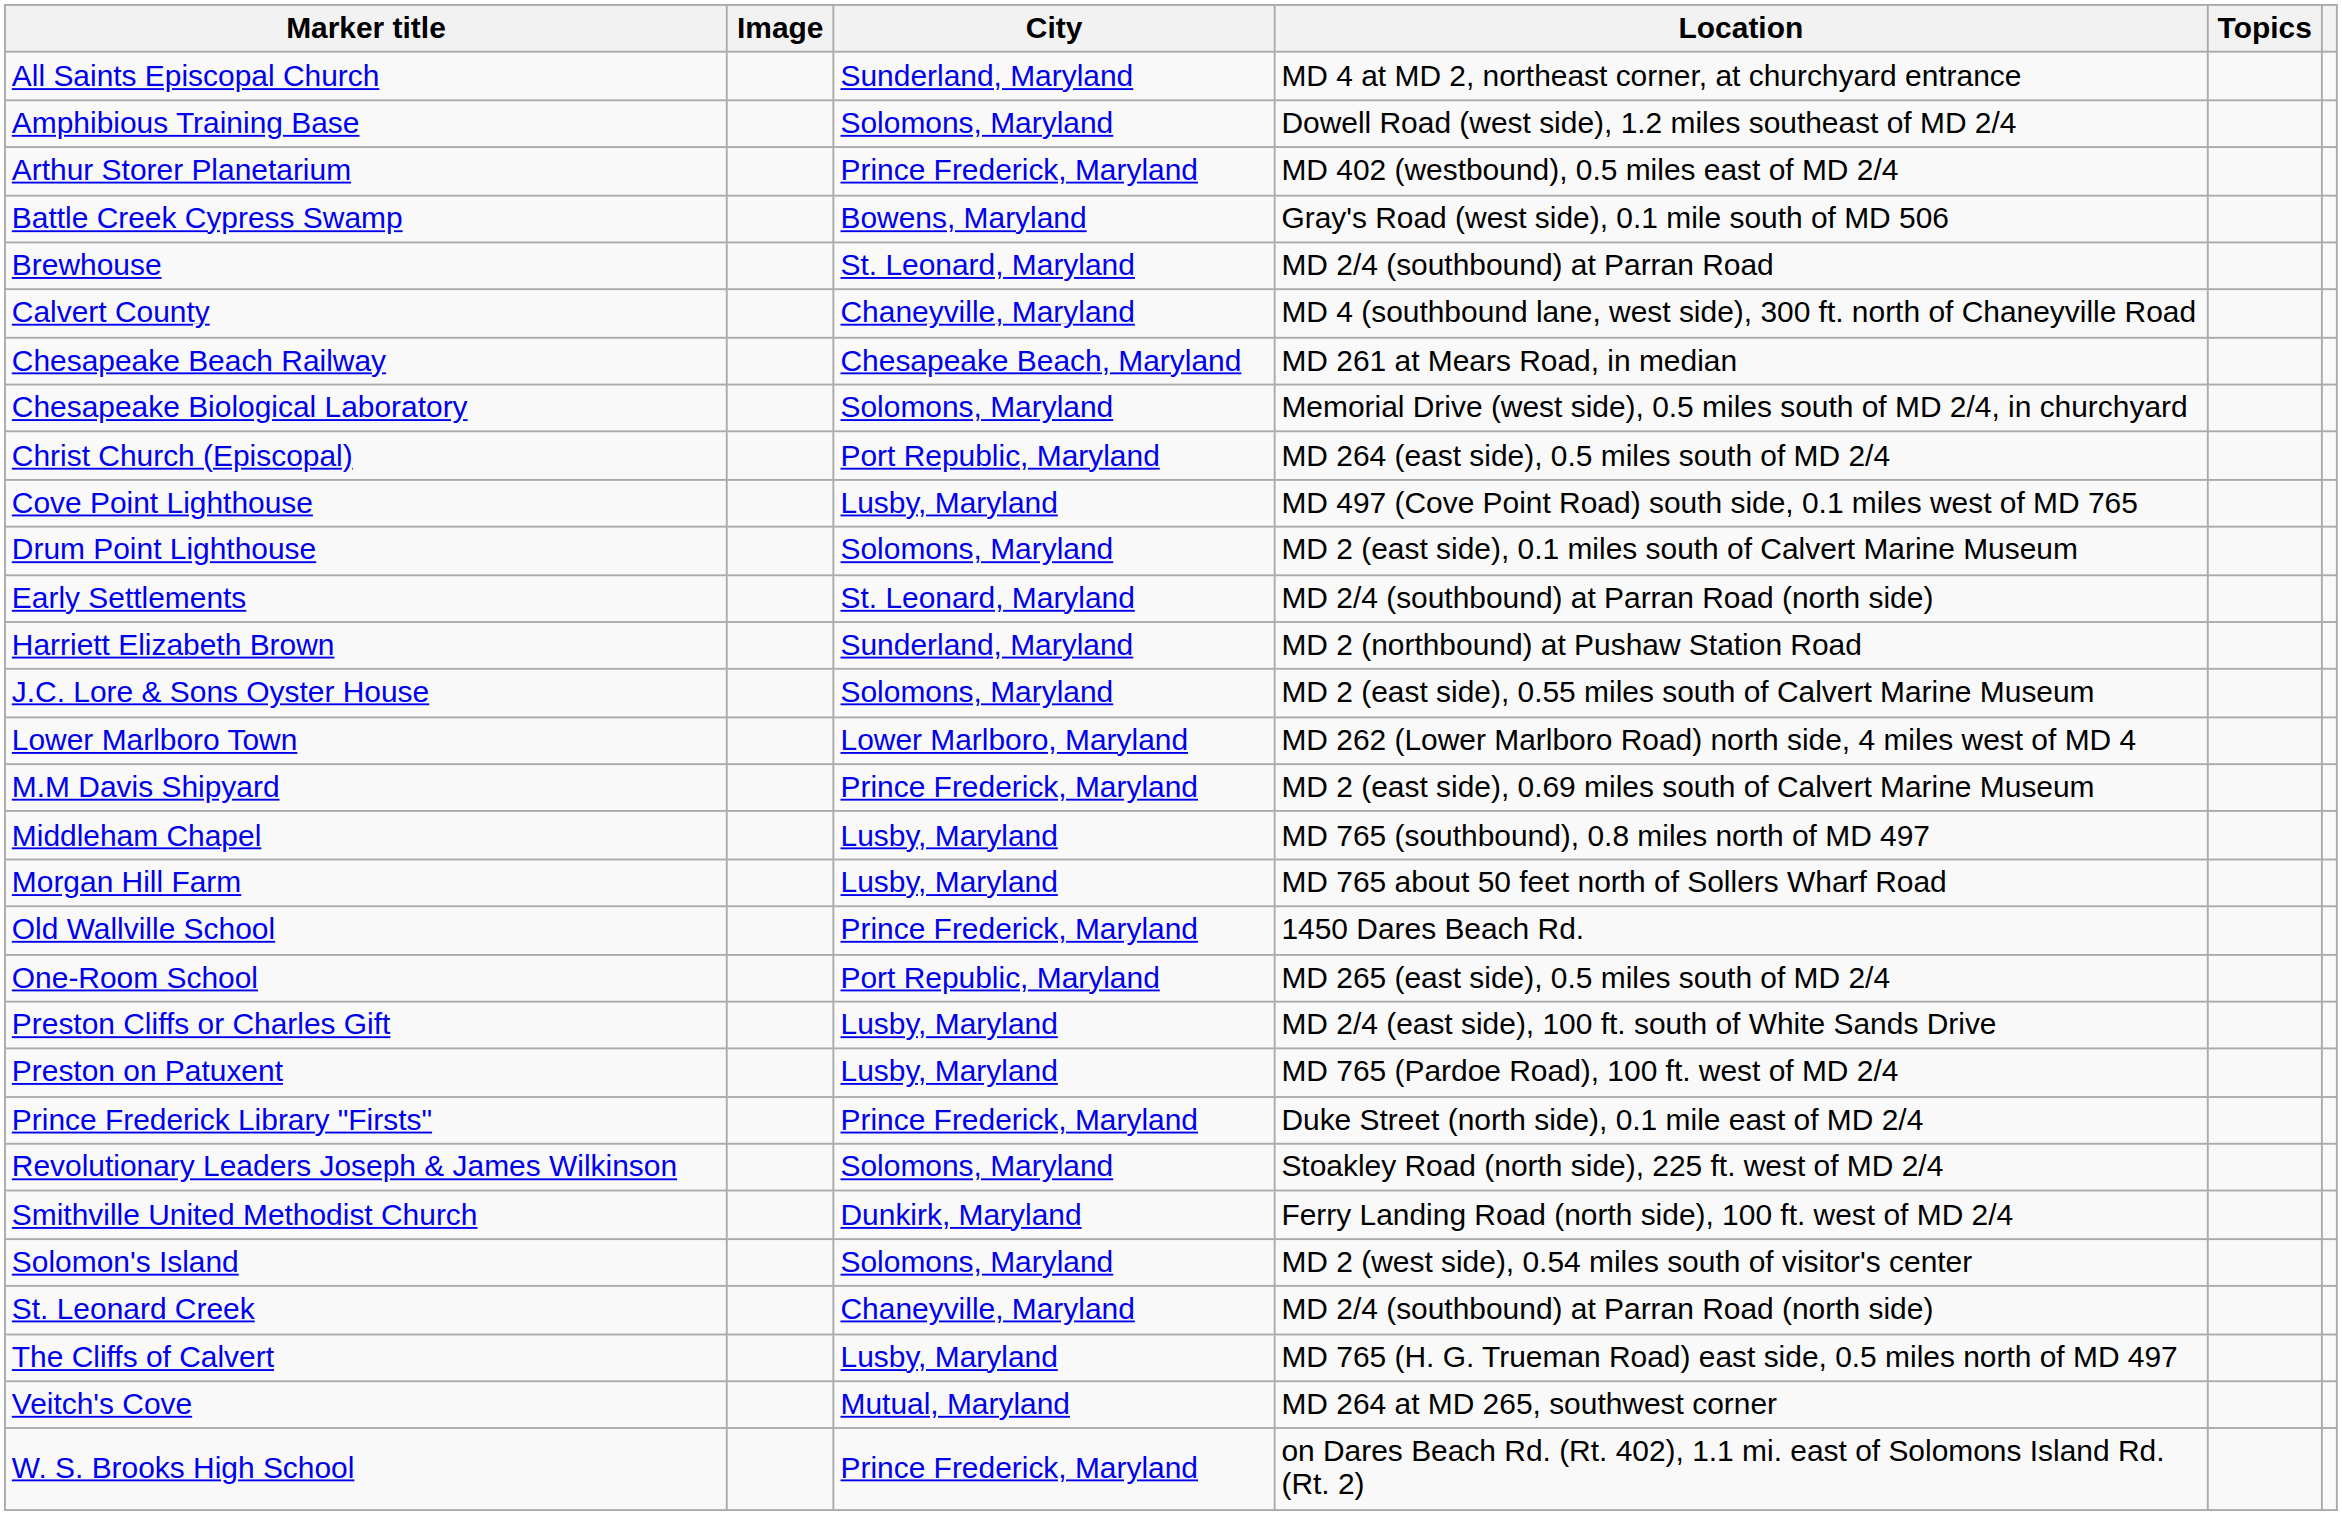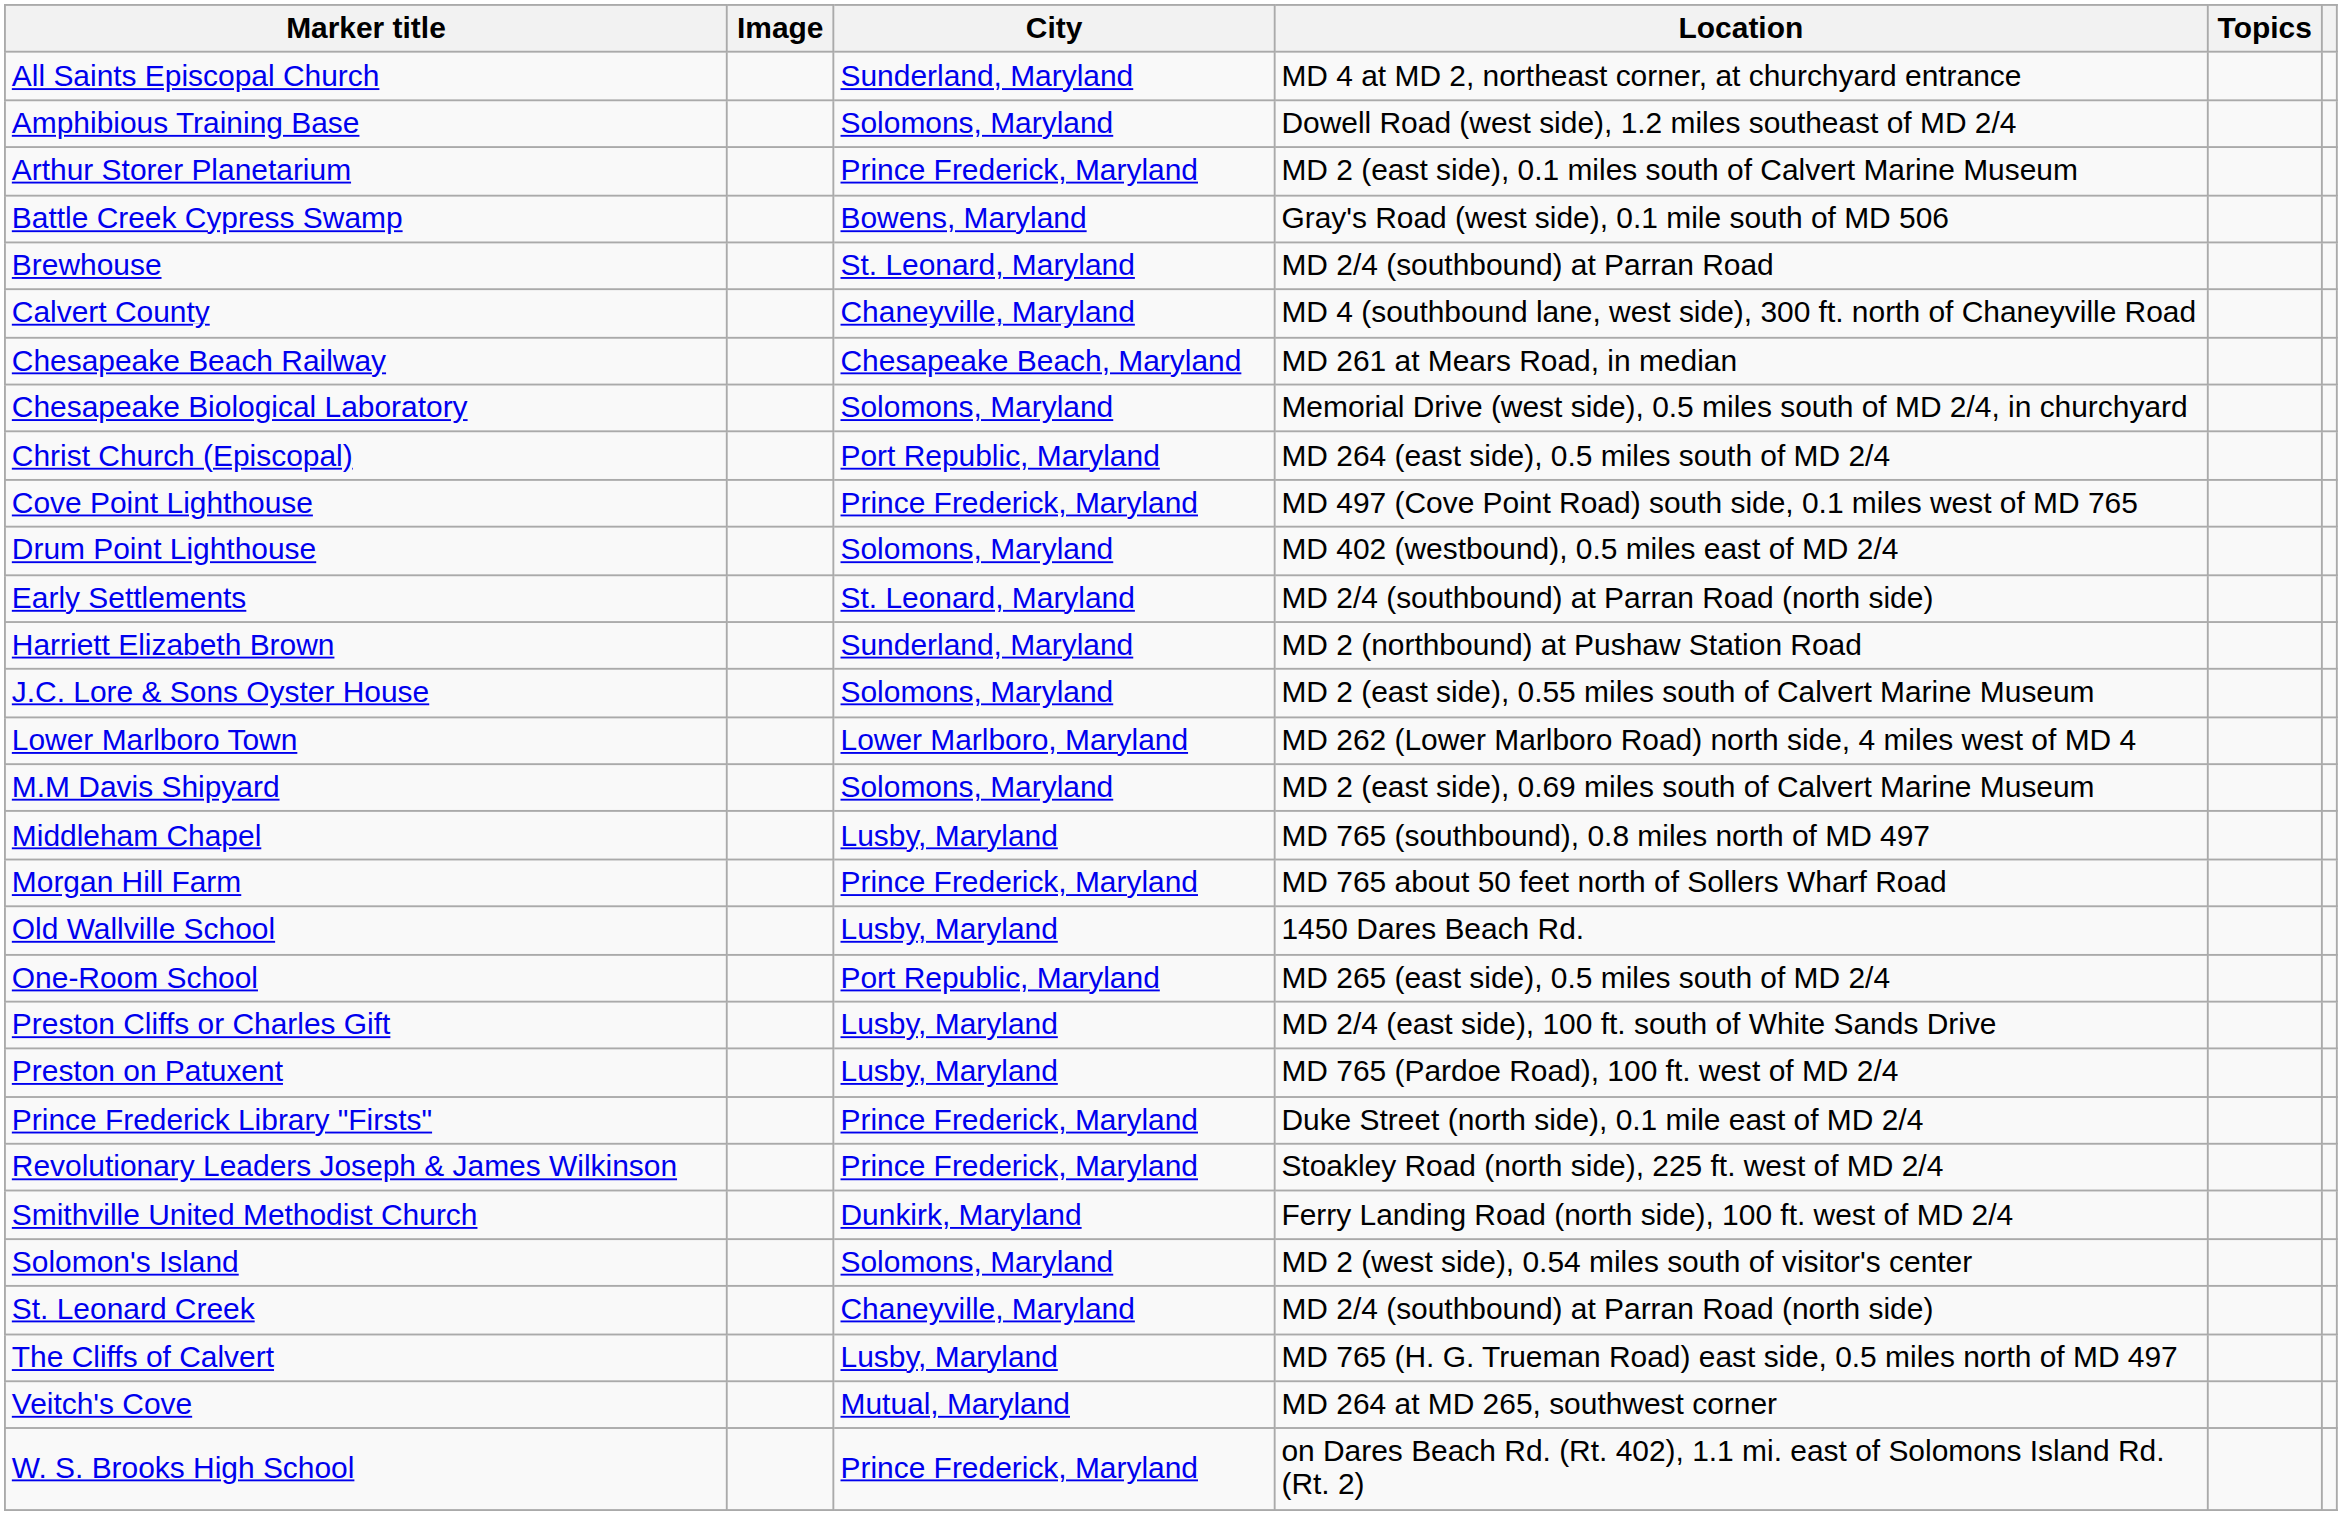(1590, 170) MD 402 (westbound), 0.5 miles east of MD 2/4 -> (1680, 170) MD 2 (east side), 0.1 miles south of Calvert Marine Museum
(949, 502) Lusby, Maryland -> (1019, 502) Prince Frederick, Maryland
(1680, 550) MD 2 (east side), 0.1 miles south of Calvert Marine Museum -> (1590, 550) MD 402 (westbound), 0.5 miles east of MD 2/4
(1019, 787) Prince Frederick, Maryland -> (977, 787) Solomons, Maryland
(949, 882) Lusby, Maryland -> (1019, 882) Prince Frederick, Maryland
(1019, 929) Prince Frederick, Maryland -> (949, 929) Lusby, Maryland
(977, 1167) Solomons, Maryland -> (1019, 1167) Prince Frederick, Maryland
